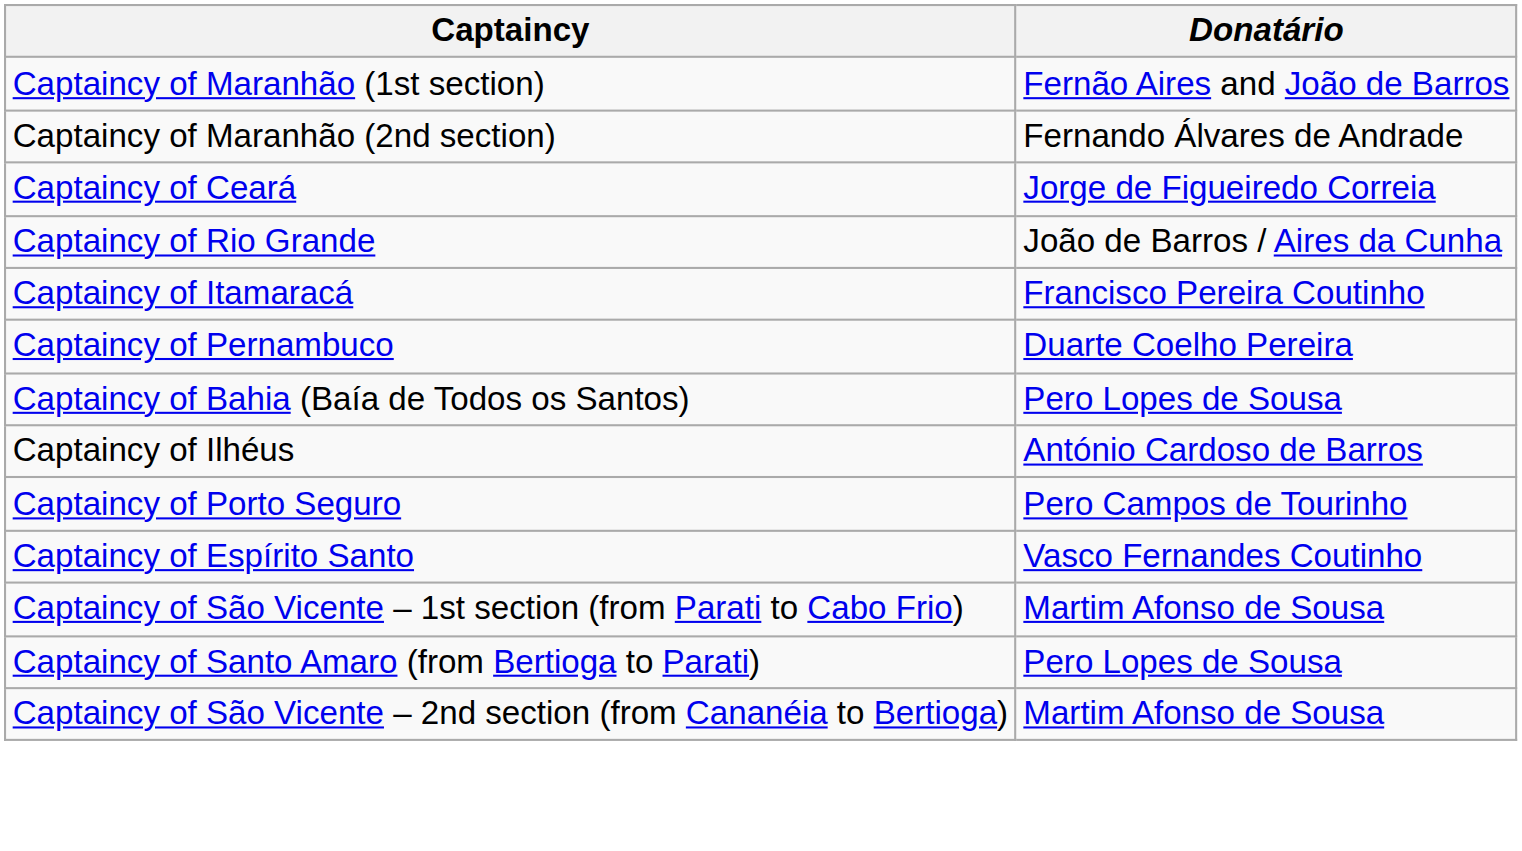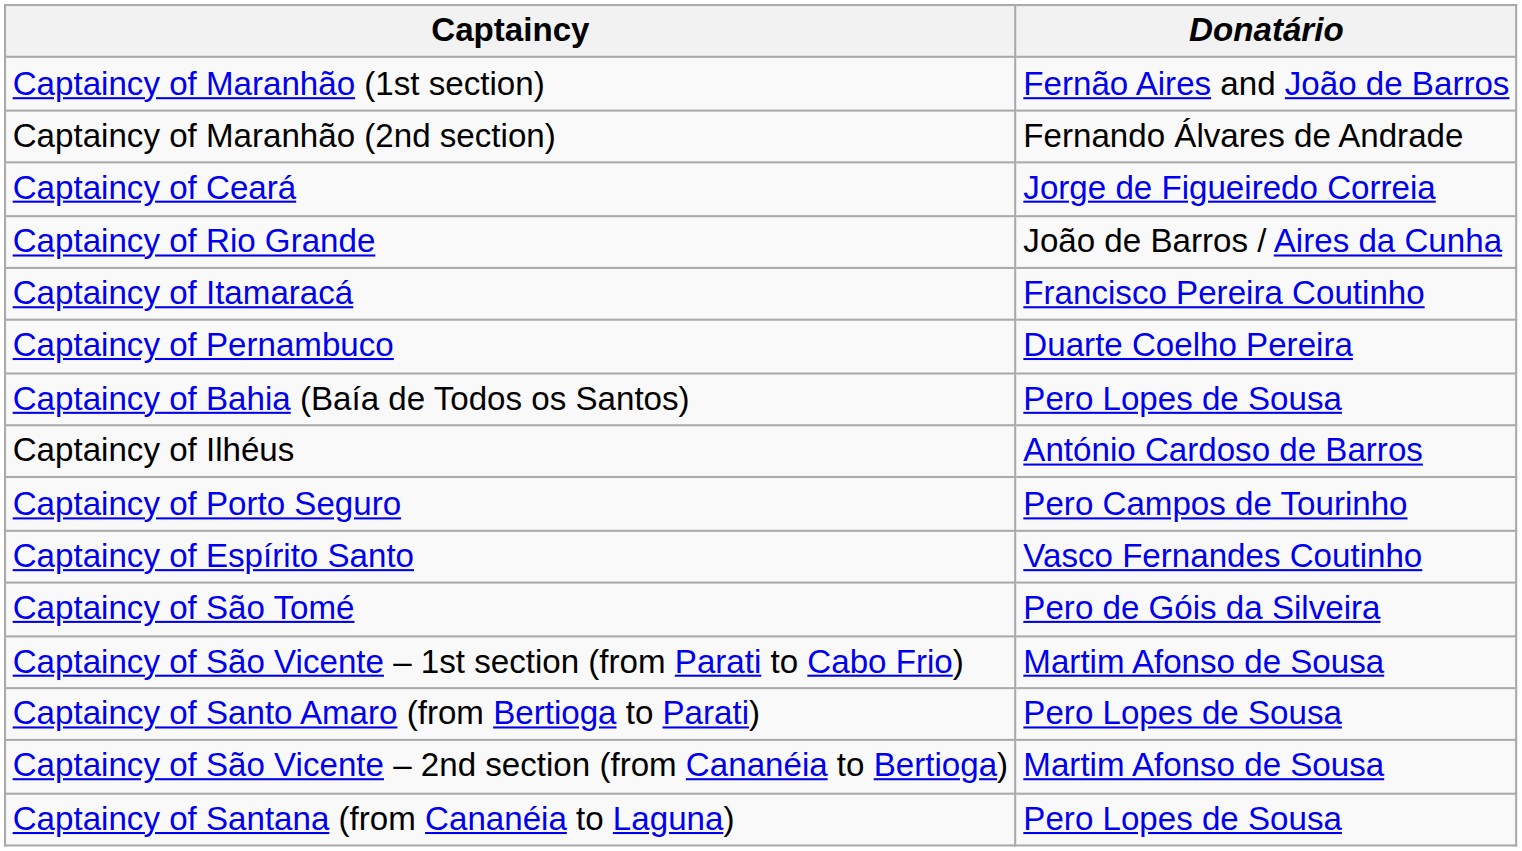+ row: (184, 608)
+ row: (374, 818)
